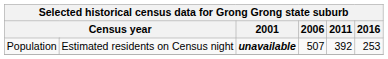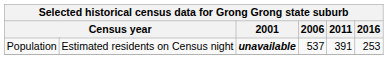(315, 46) 507 -> (315, 46) 537
(343, 46) 392 -> (343, 46) 391
